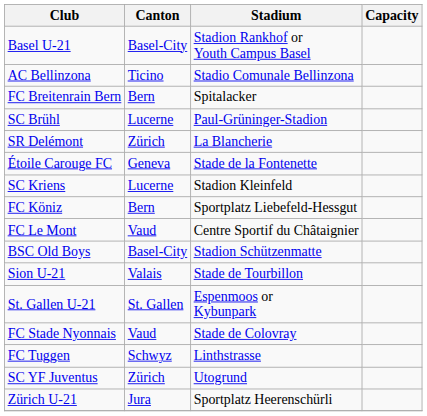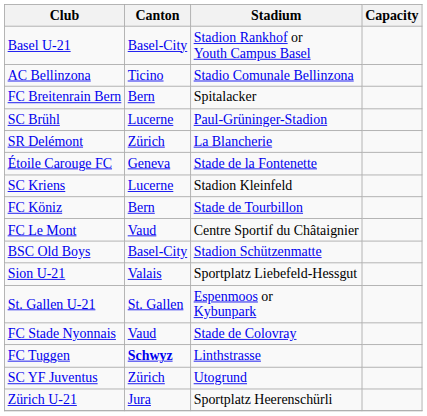(275, 207) Sportplatz Liebefeld-Hessgut -> (248, 207) Stade de Tourbillon
(248, 274) Stade de Tourbillon -> (275, 274) Sportplatz Liebefeld-Hessgut
(150, 355) normal -> (150, 355) bold
